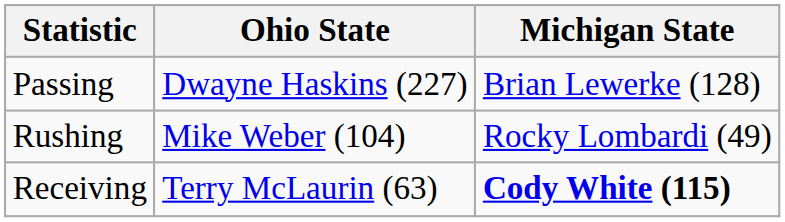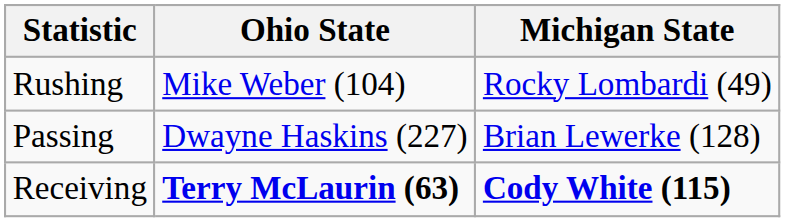rows swapped: (63, 83) <-> (68, 135)
(300, 188) normal -> (311, 188) bold
